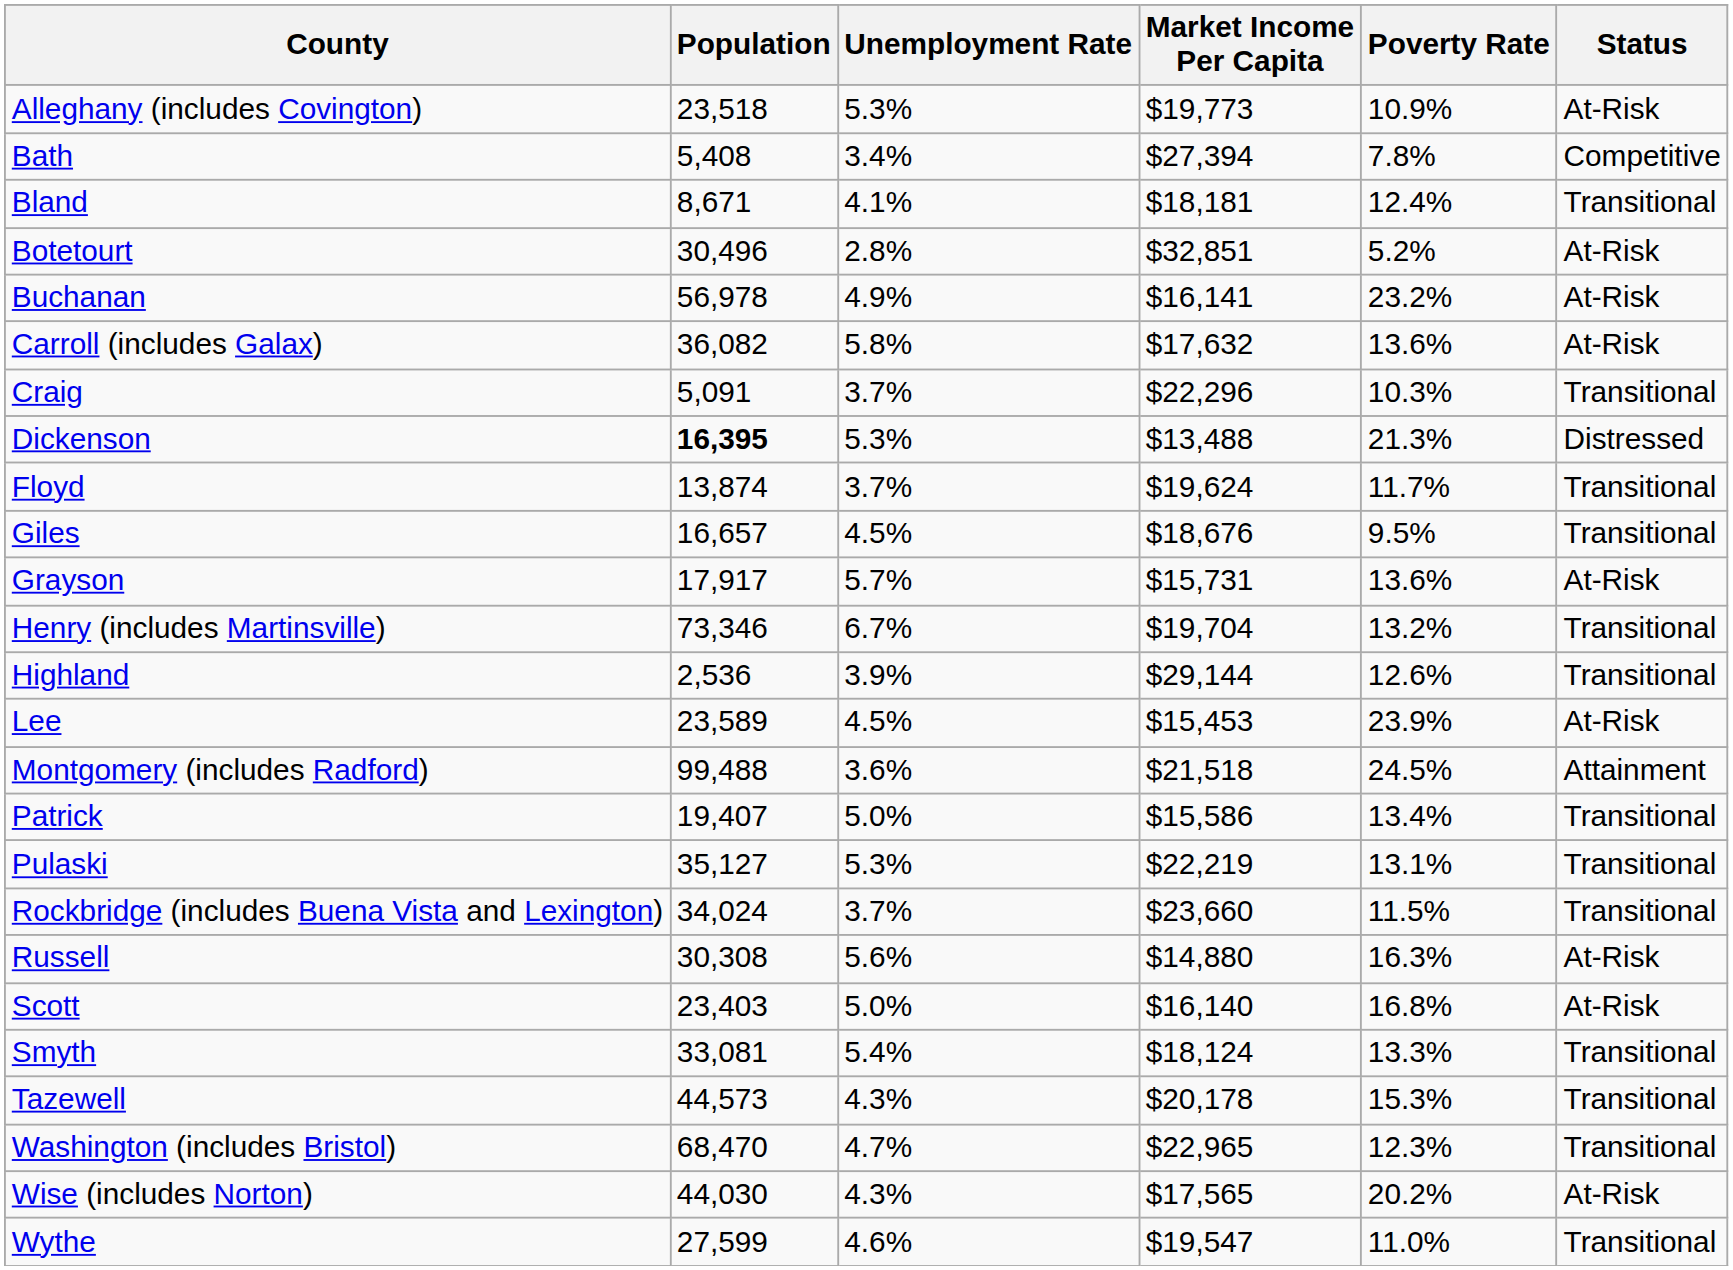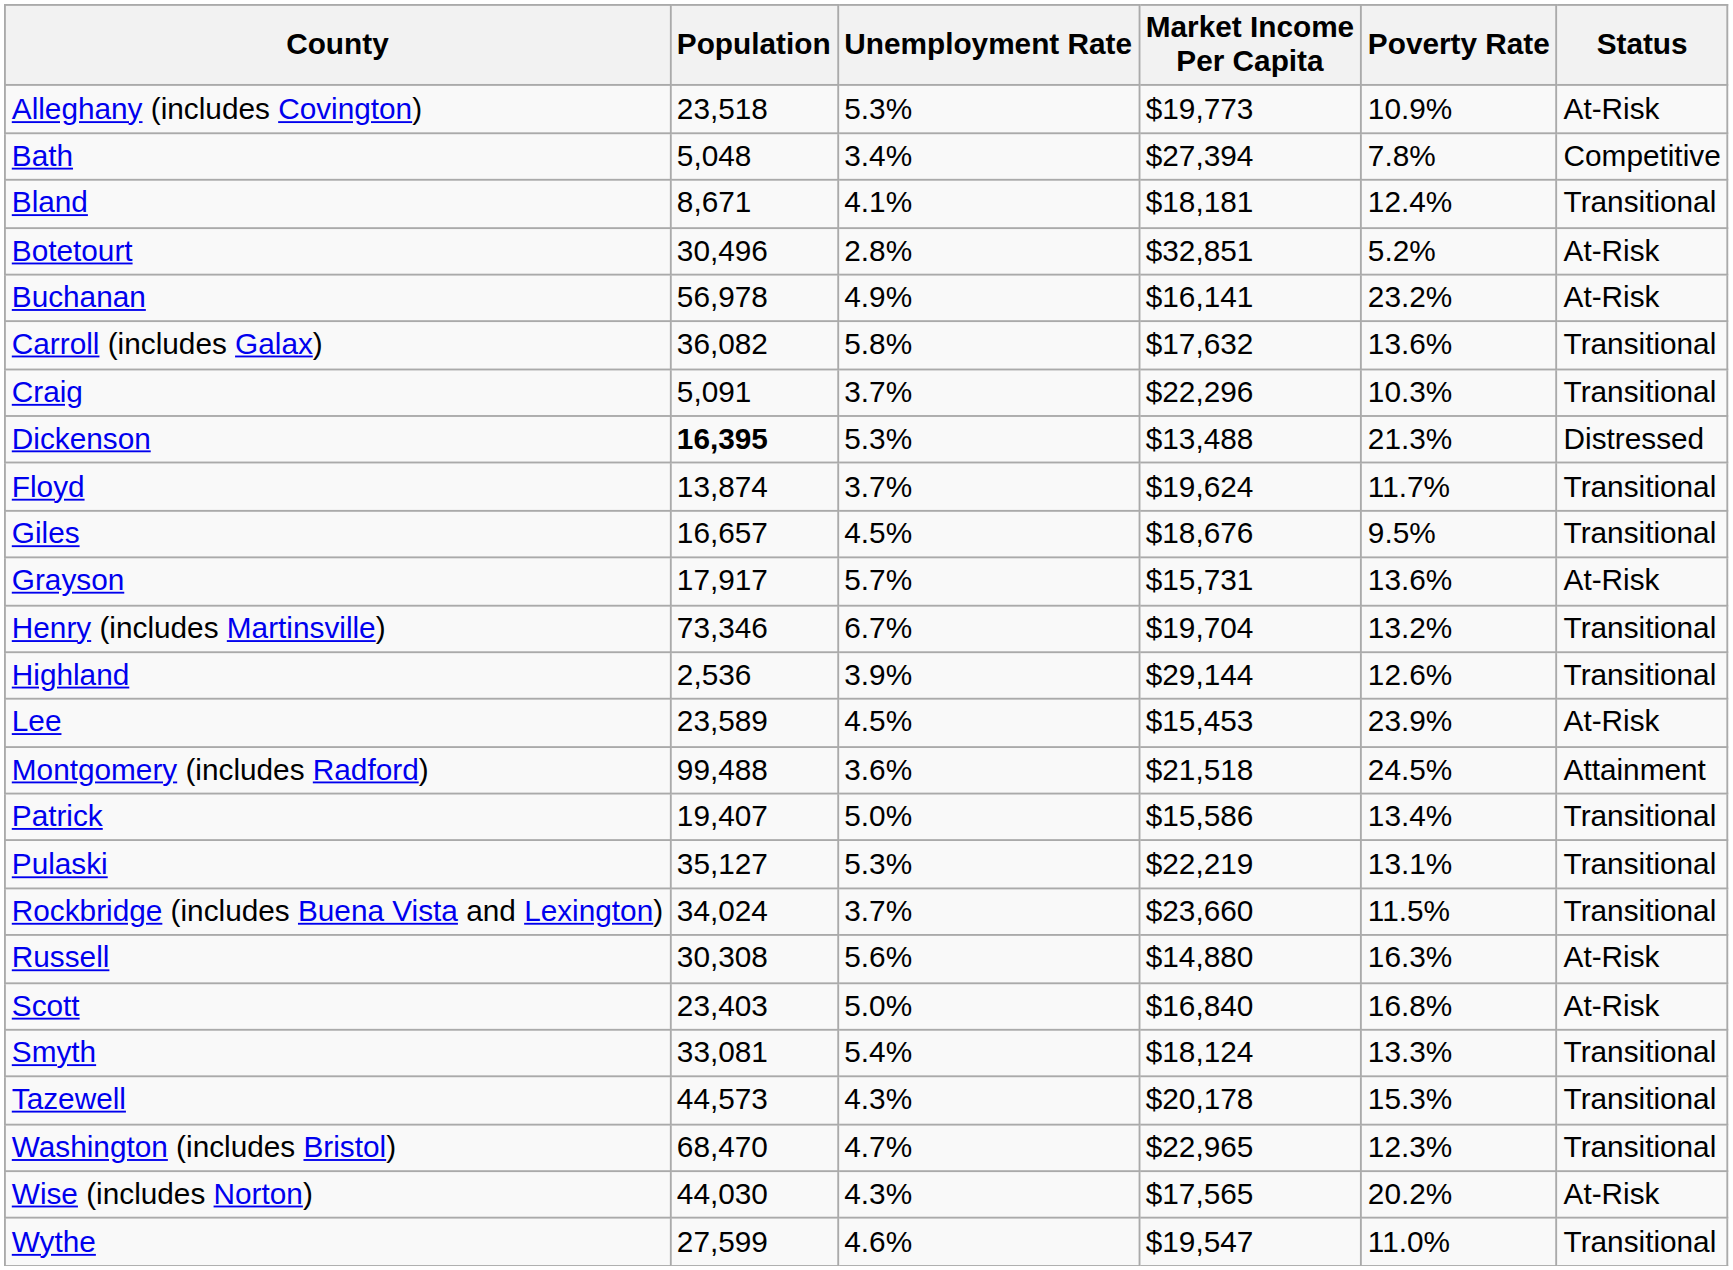(714, 155) 5,408 -> (714, 155) 5,048
(1612, 344) At-Risk -> (1640, 344) Transitional
(1200, 1005) $16,140 -> (1200, 1005) $16,840
